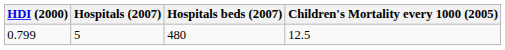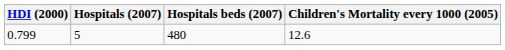(299, 34) 12.5 -> (299, 34) 12.6
